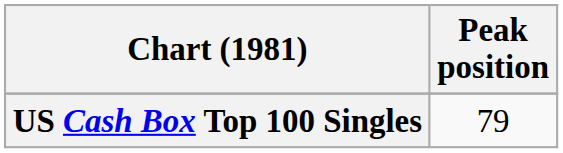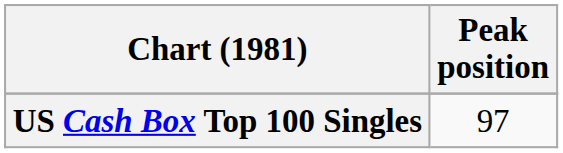(493, 119) 79 -> (493, 119) 97
